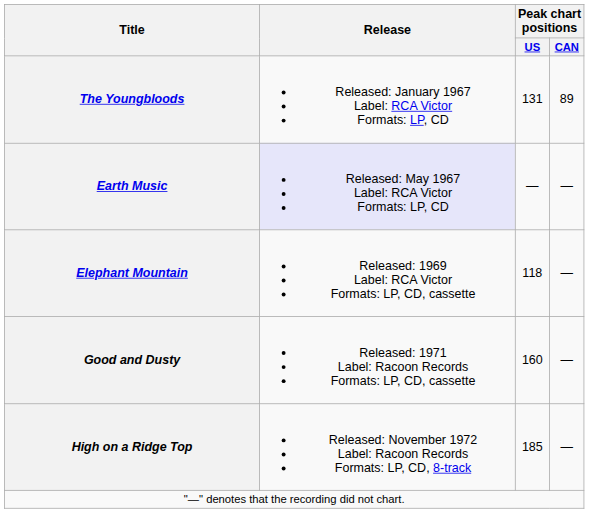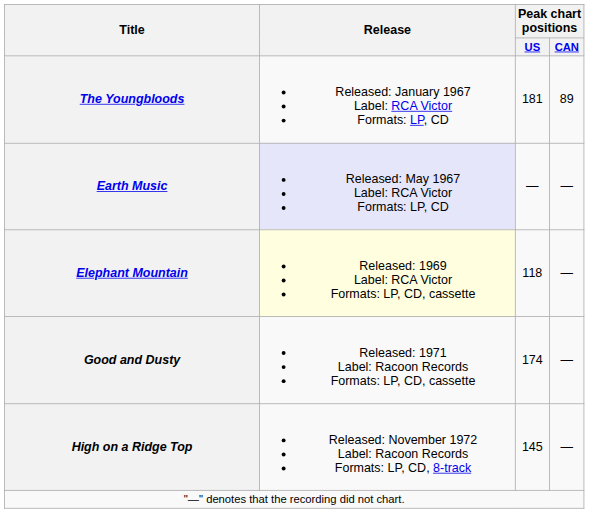(532, 99) 131 -> (532, 99) 181
(387, 280) no background -> (387, 280) lightyellow background
(532, 360) 160 -> (532, 360) 174
(532, 447) 185 -> (532, 447) 145
